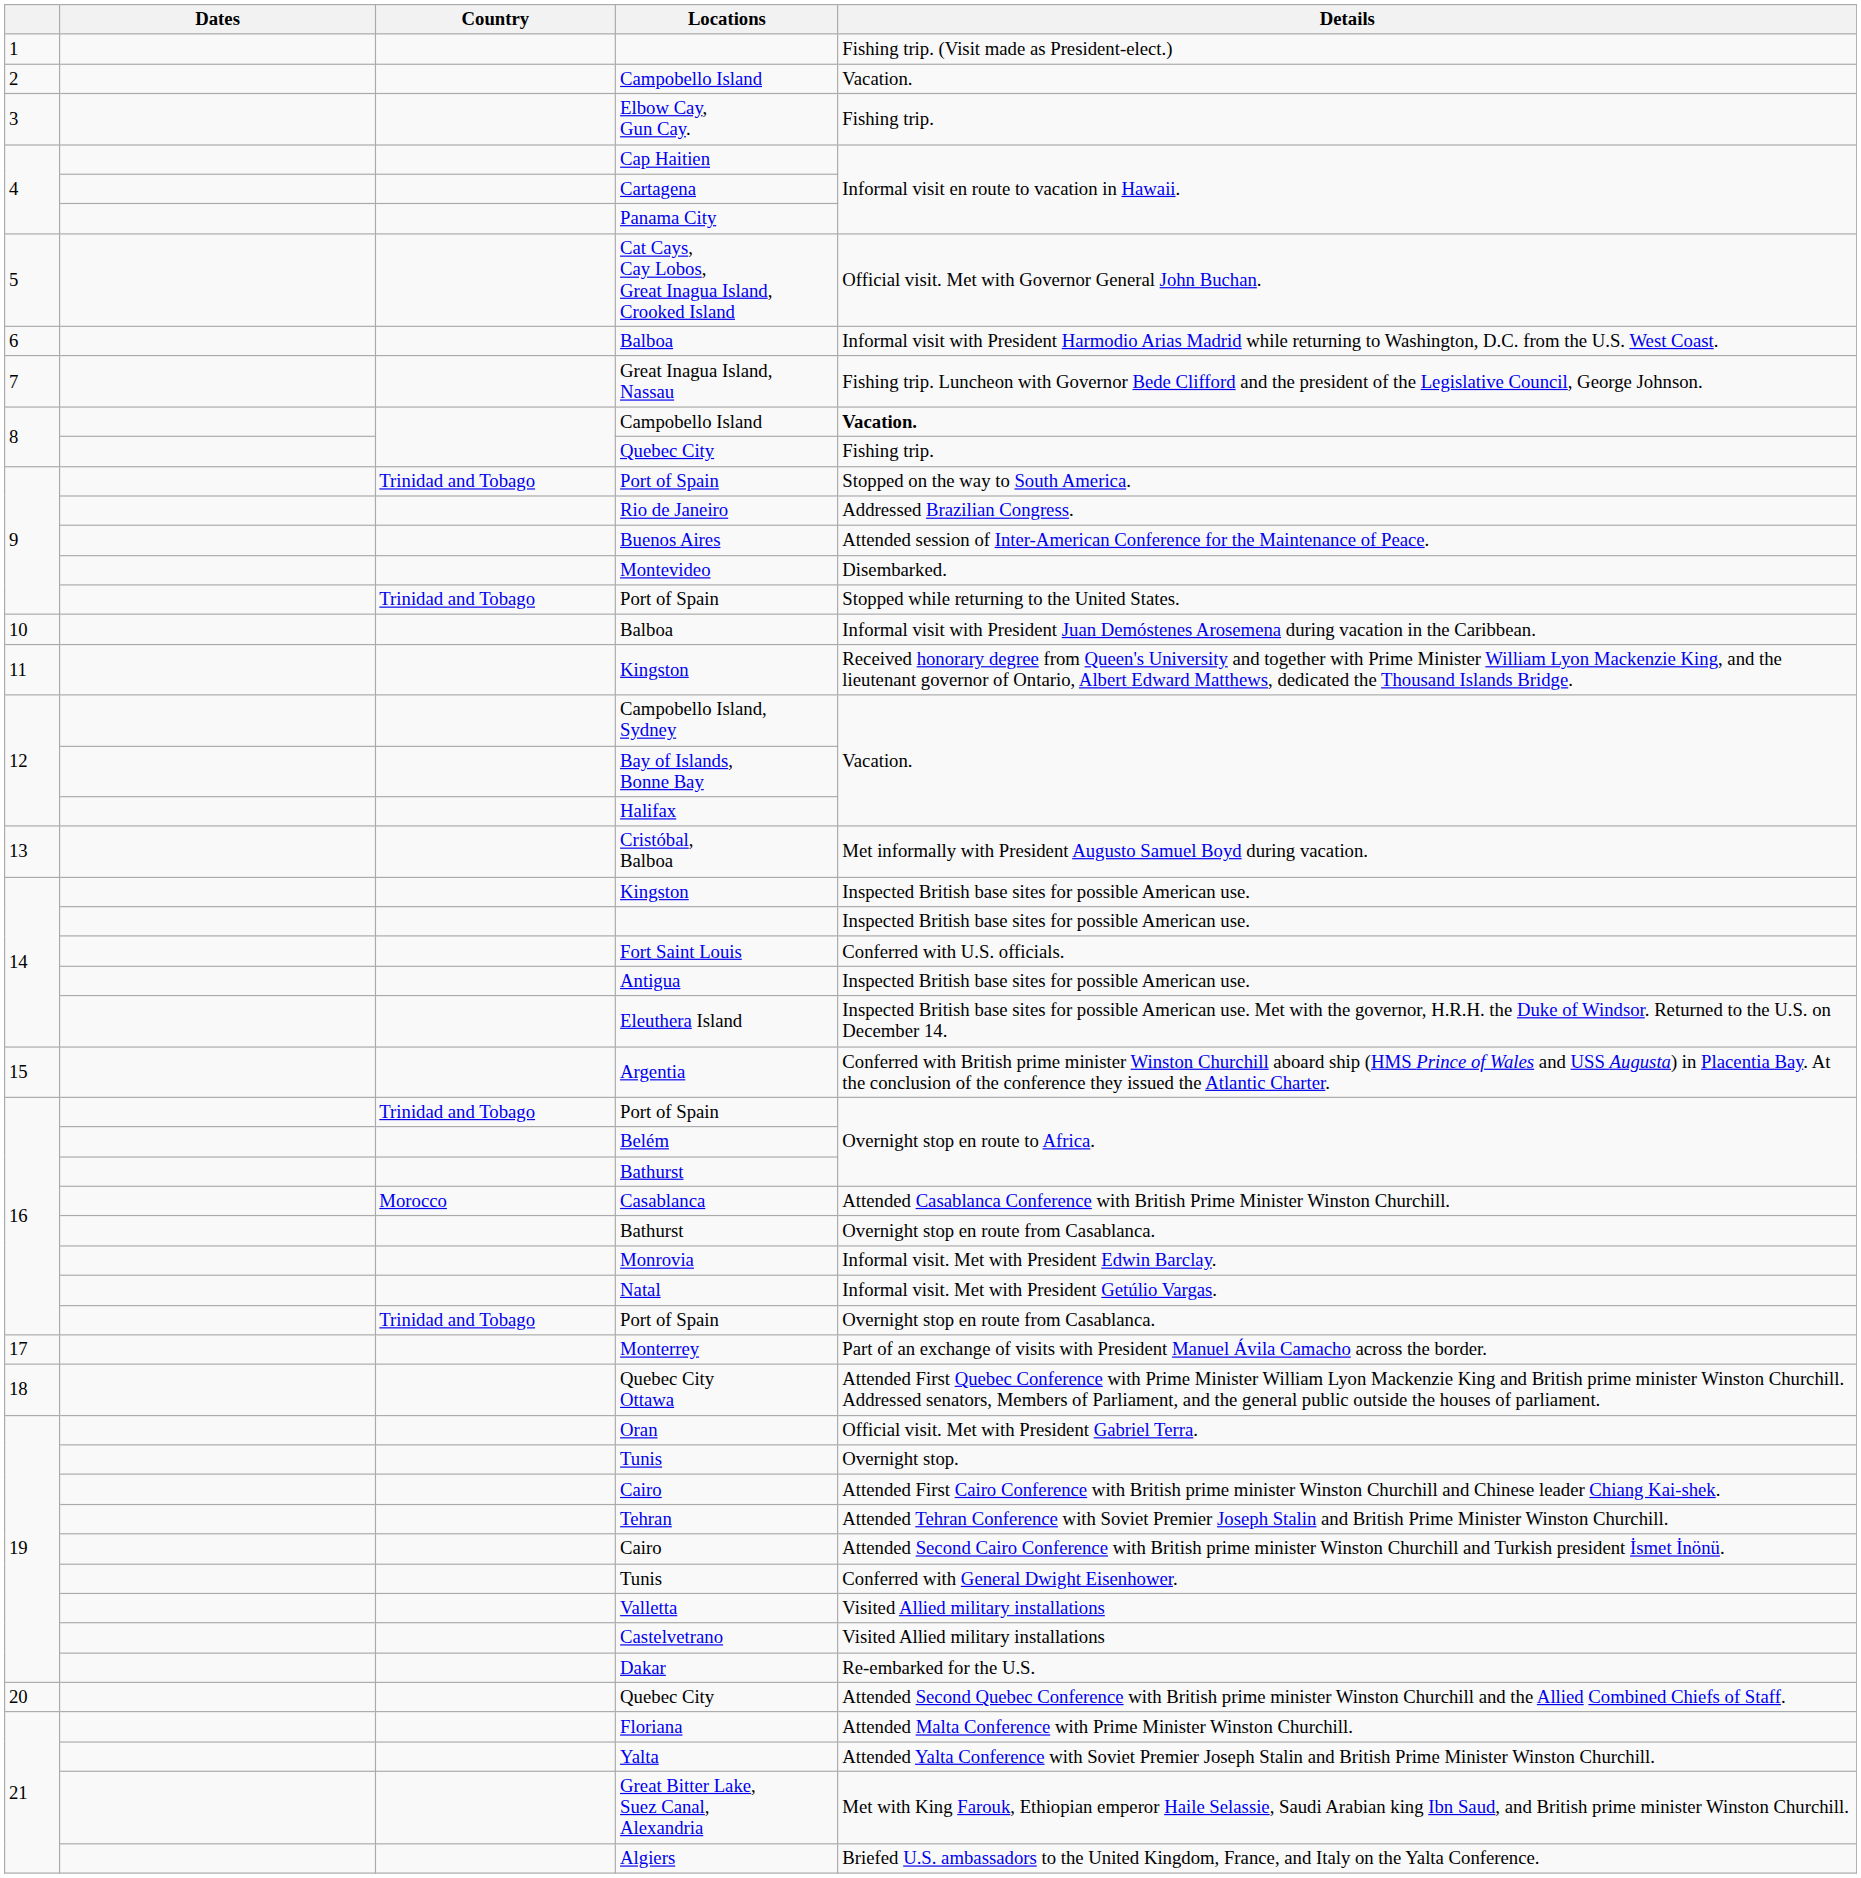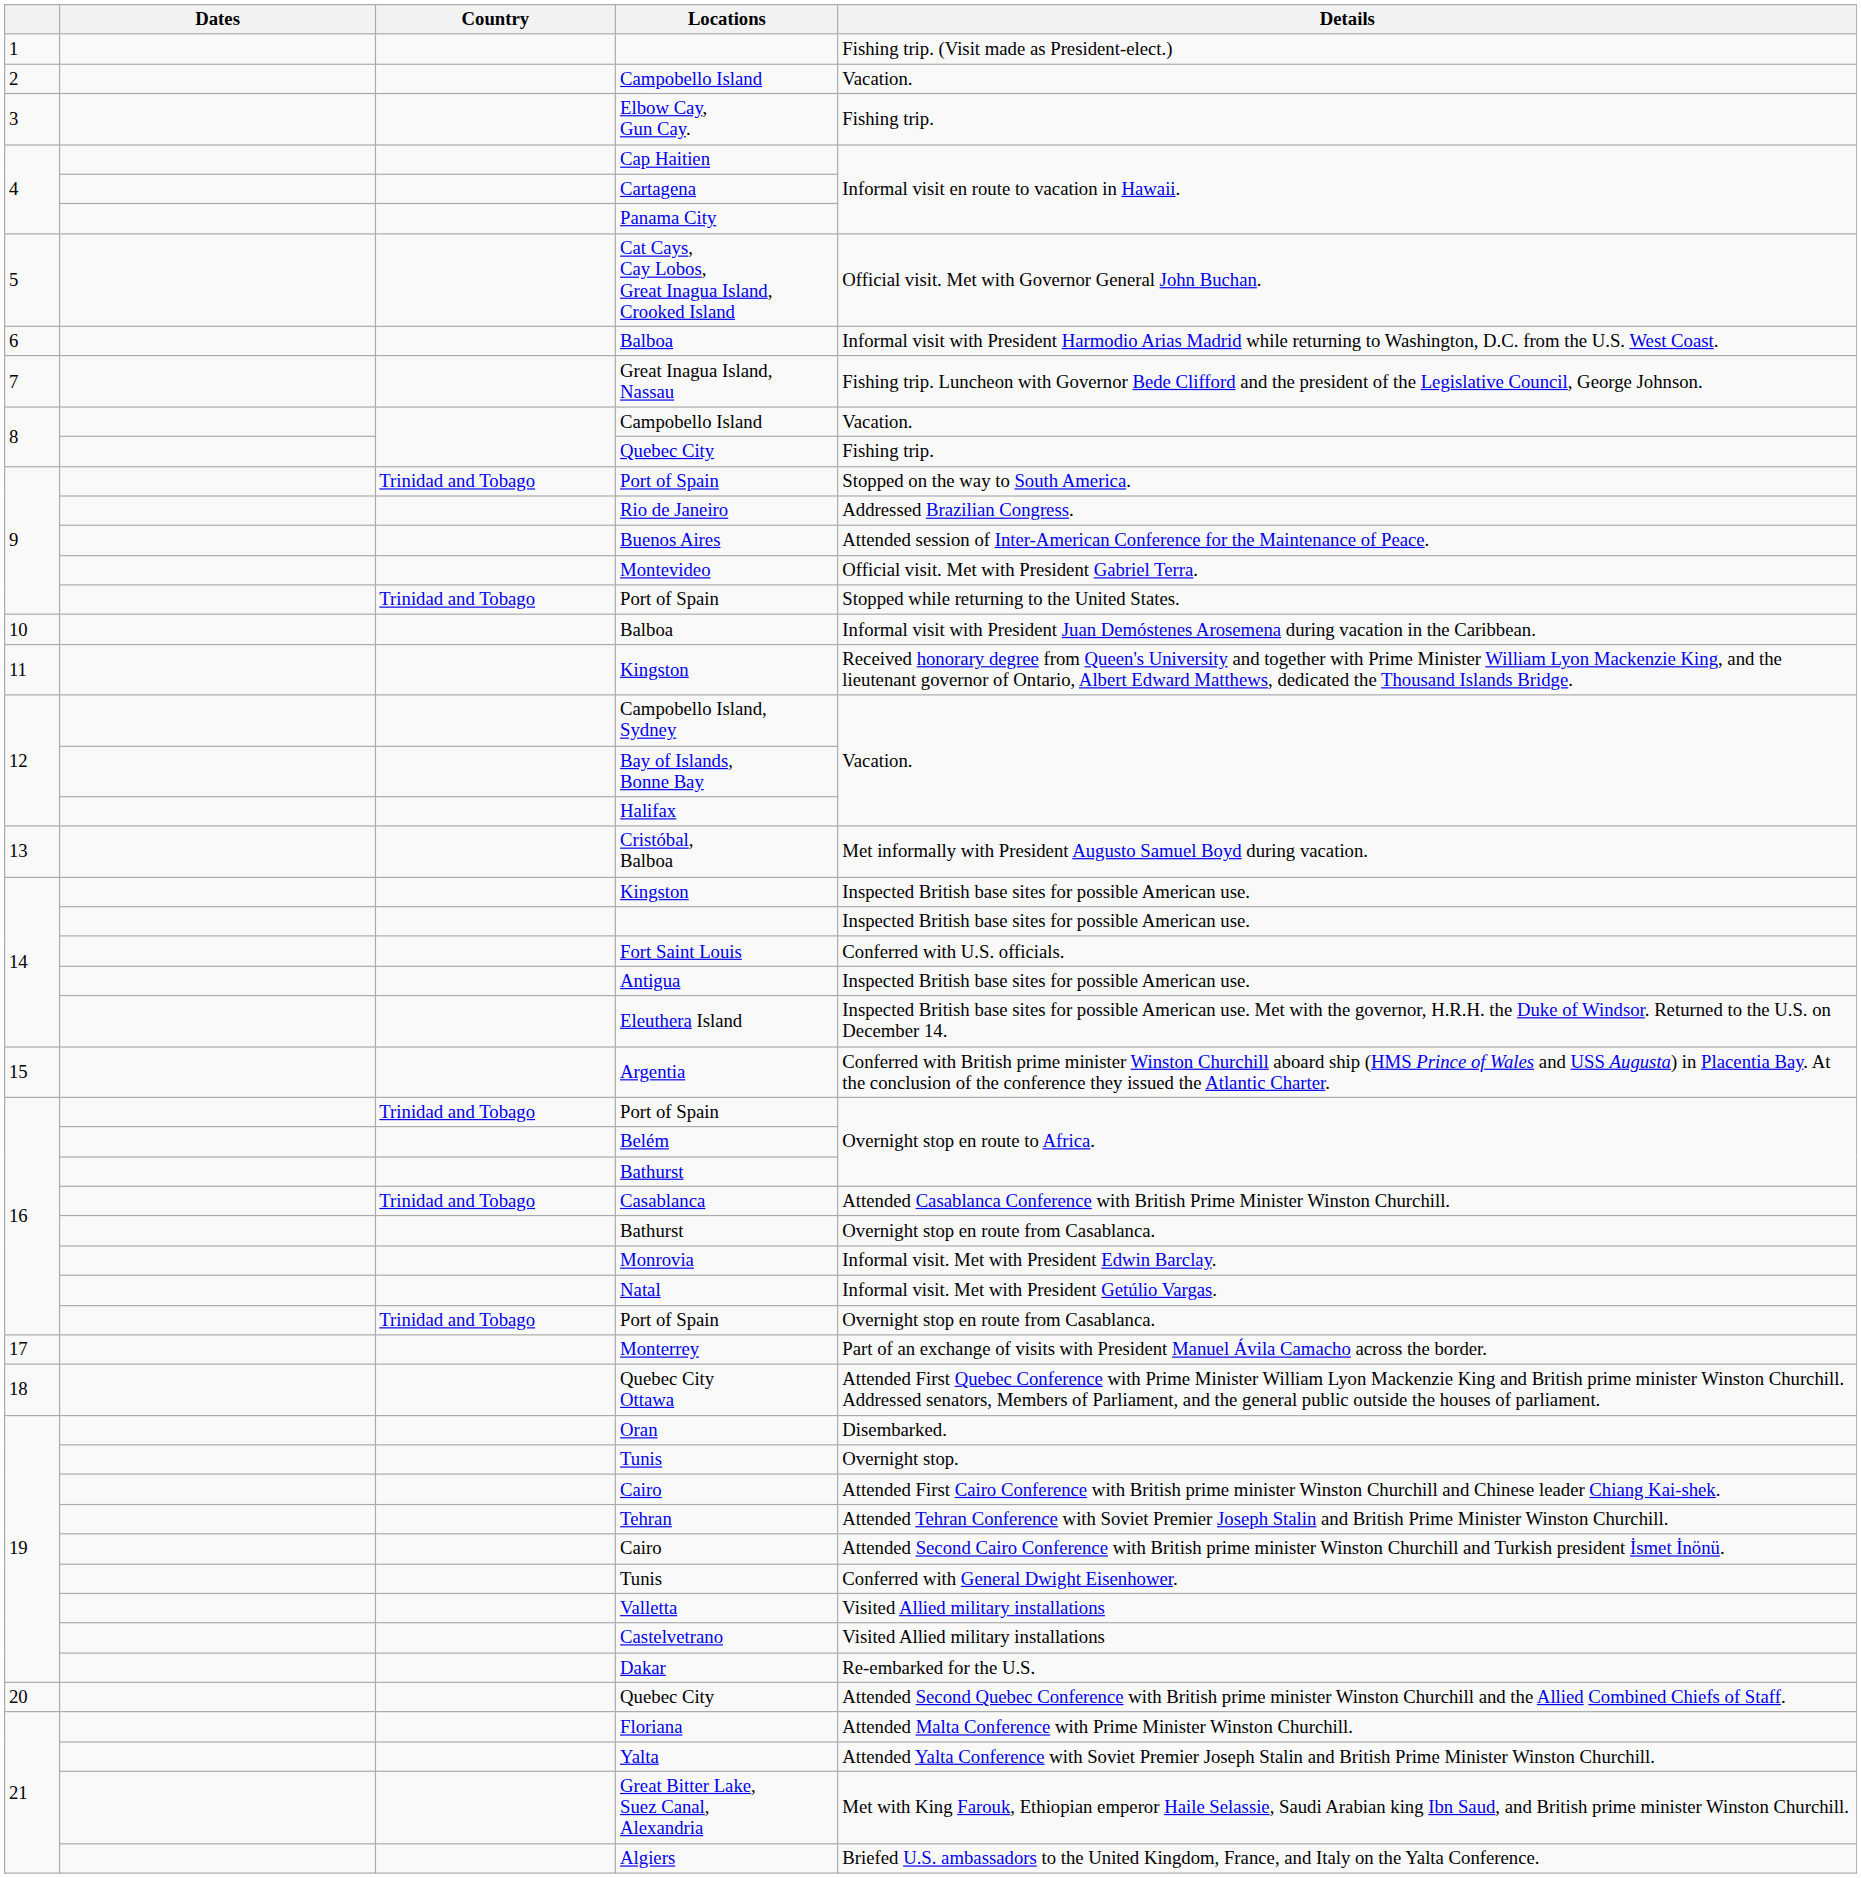(880, 421) bold -> (877, 421) normal
(895, 569) Disembarked. -> (1020, 569) Official visit. Met with President Gabriel Terra.
(413, 1201) Morocco -> (457, 1201) Trinidad and Tobago
(1020, 1429) Official visit. Met with President Gabriel Terra. -> (895, 1429) Disembarked.
